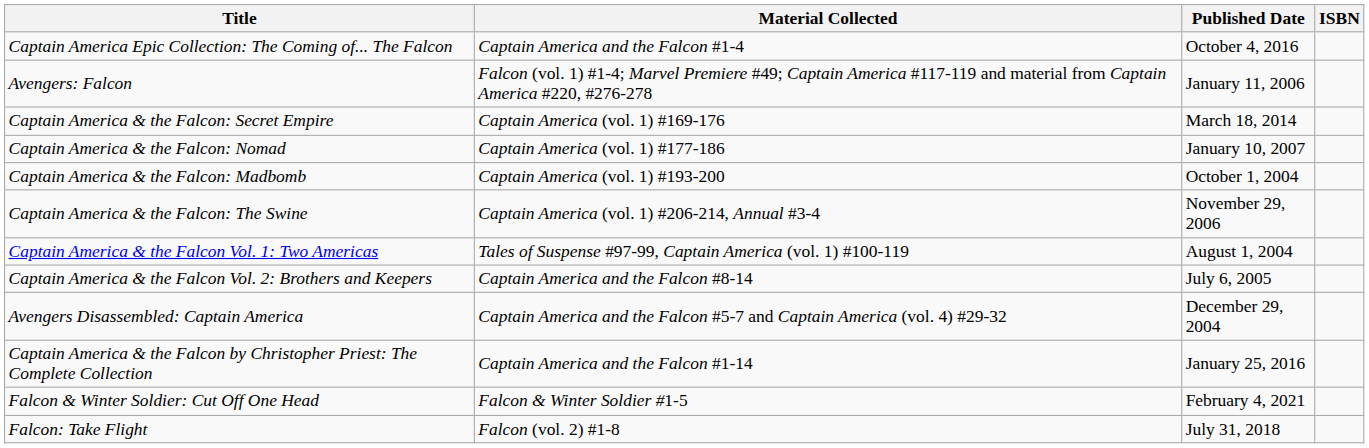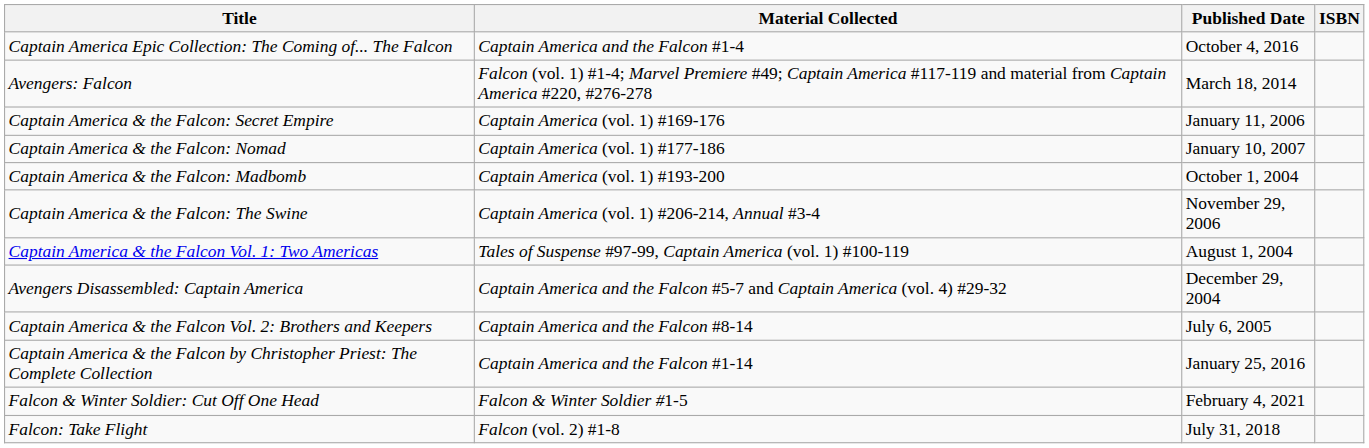(1245, 83) January 11, 2006 -> (1241, 83) March 18, 2014
(1241, 120) March 18, 2014 -> (1245, 120) January 11, 2006
rows swapped: (156, 316) <-> (220, 278)
